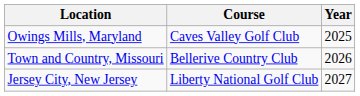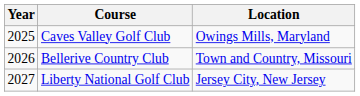columns swapped: (338, 15) <-> (86, 15)
